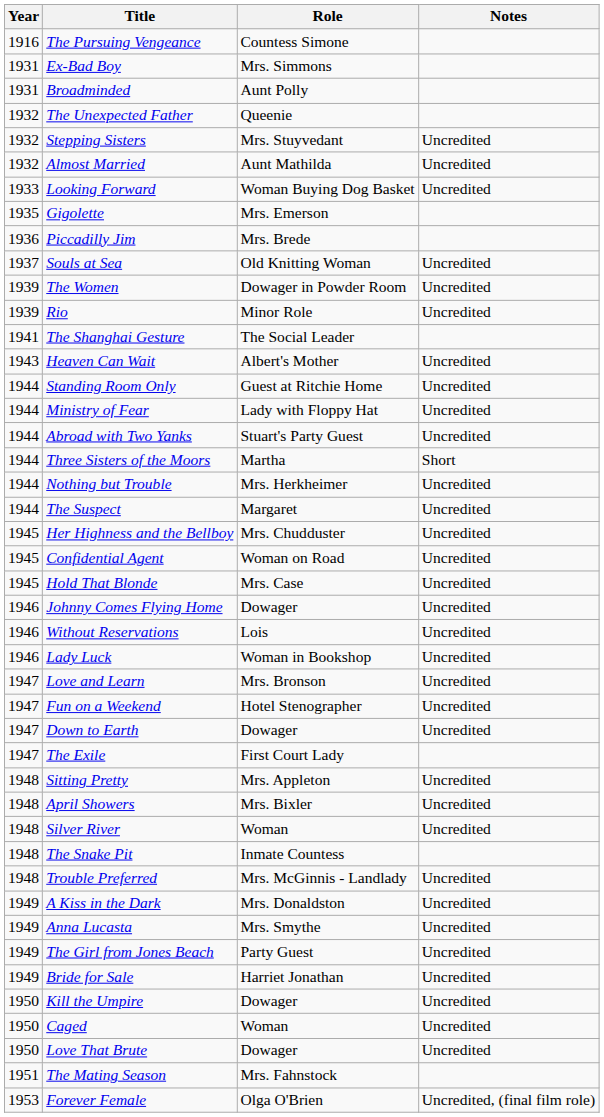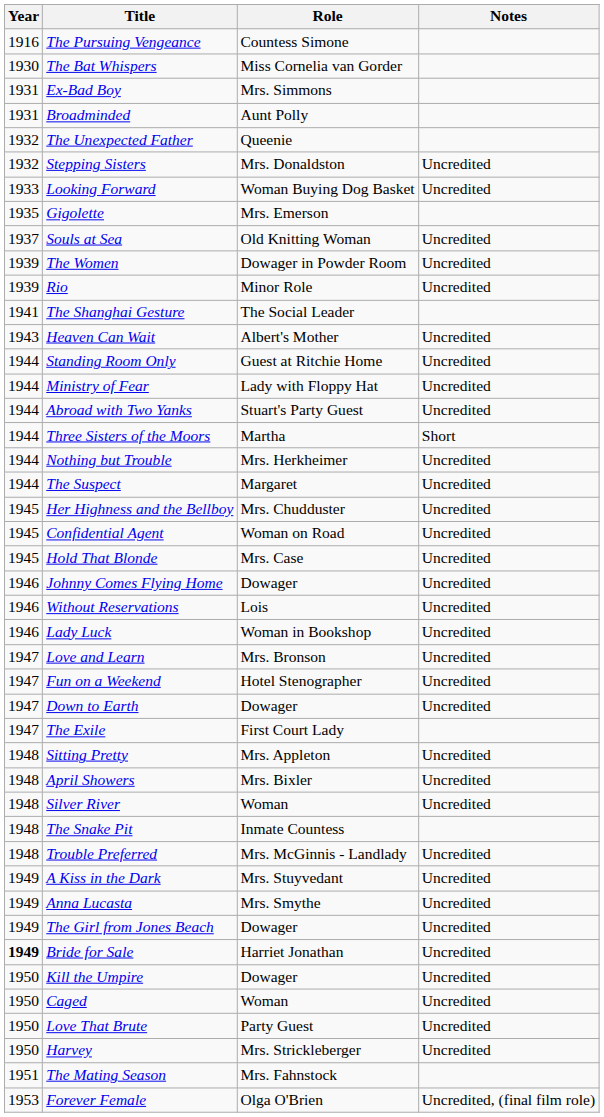+ row: (101, 66)
(292, 139) Mrs. Stuyvedant -> (293, 164) Mrs. Donaldston
- row: (96, 164)
- row: (91, 238)
(293, 902) Mrs. Donaldston -> (292, 878) Mrs. Stuyvedant
(277, 952) Party Guest -> (269, 927) Dowager
(24, 976) normal -> (24, 952) bold
(269, 1050) Dowager -> (277, 1025) Party Guest
+ row: (69, 1050)
